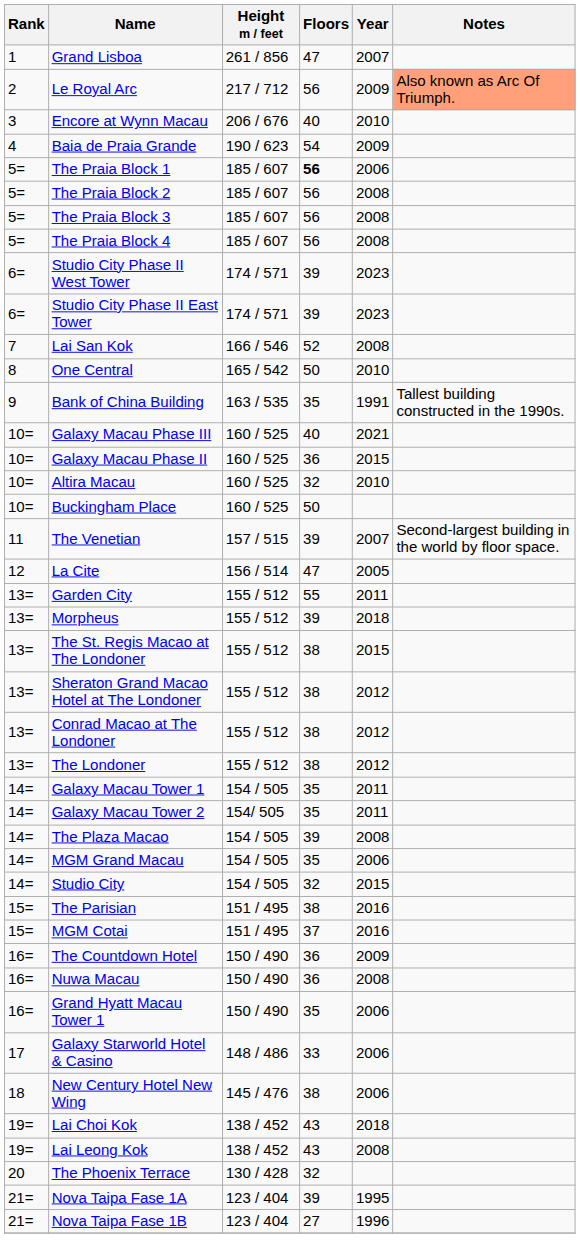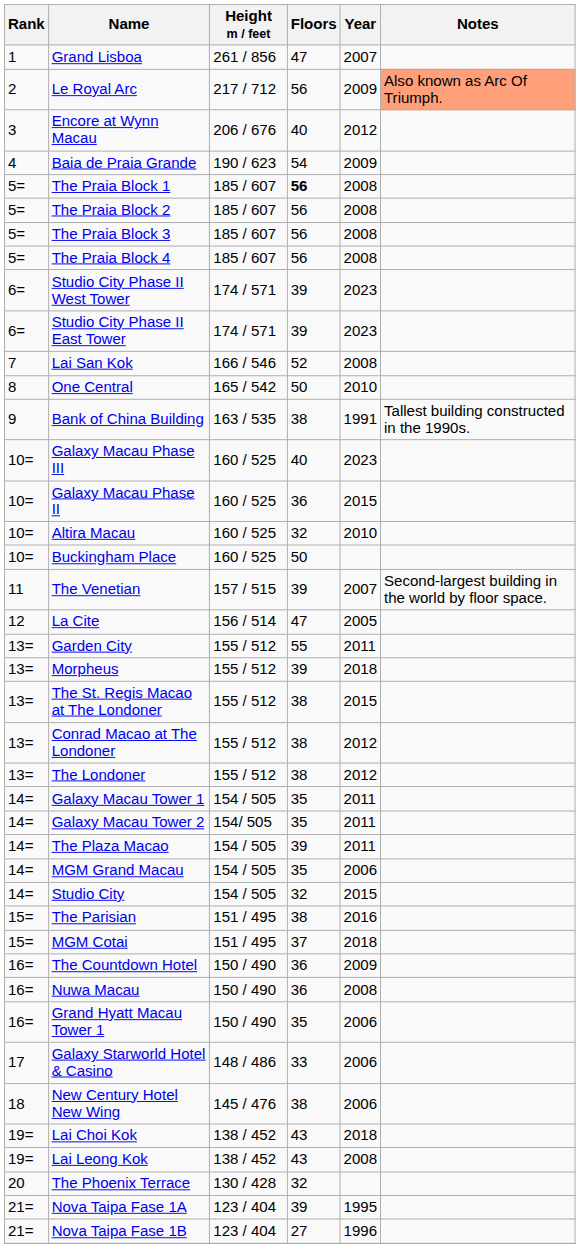(373, 121) 2010 -> (360, 130) 2012
(373, 169) 2006 -> (360, 186) 2008
(311, 402) 35 -> (299, 419) 38
(373, 434) 2021 -> (360, 460) 2023
- row: (130, 691)
(373, 836) 2008 -> (360, 846) 2011
(373, 931) 2016 -> (360, 941) 2018
